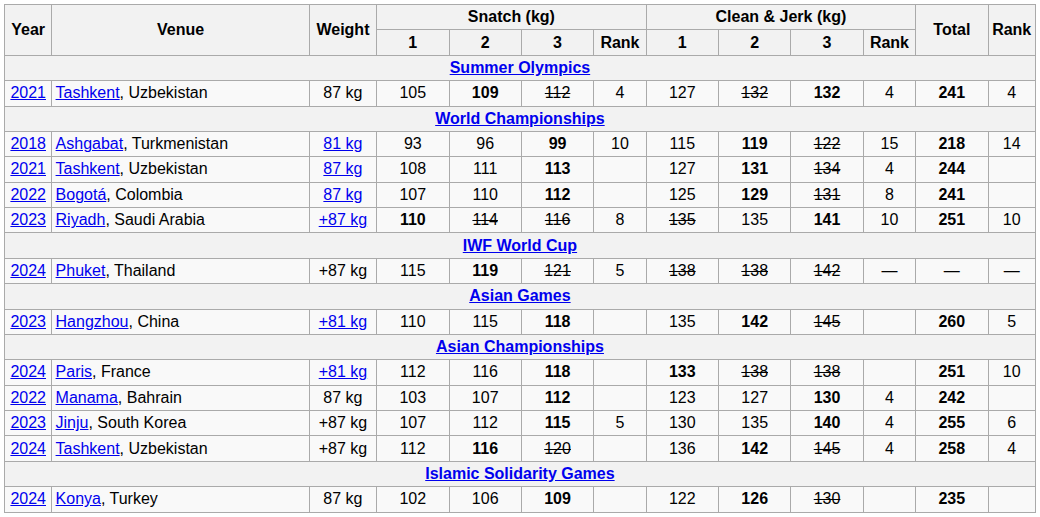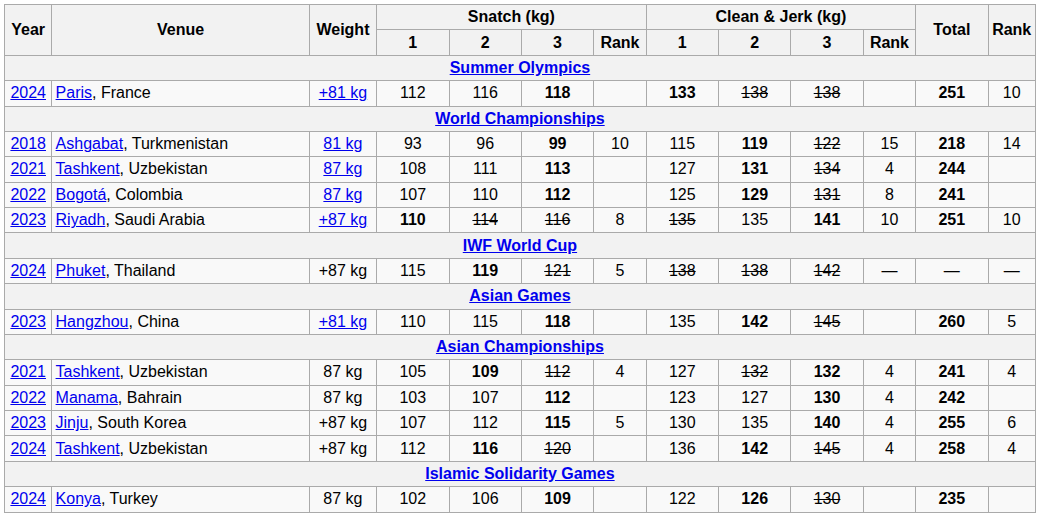rows swapped: (103, 372) <-> (132, 93)
